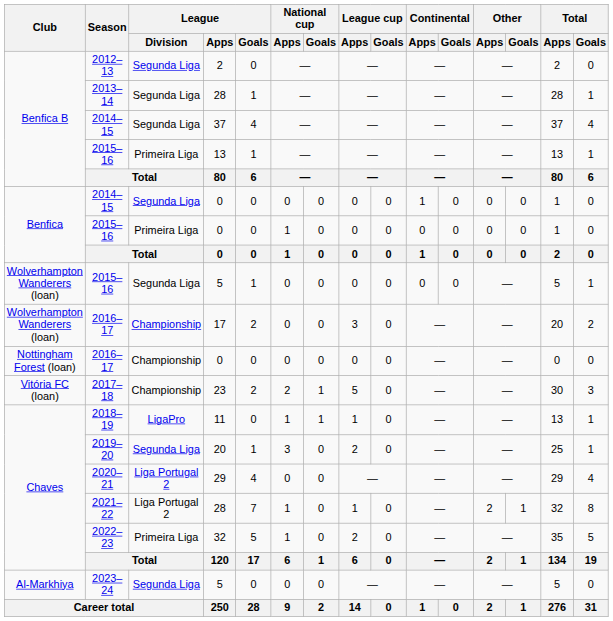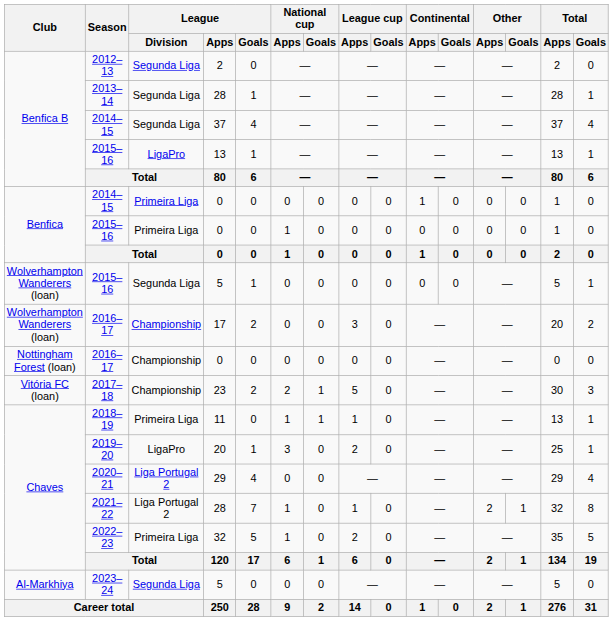(166, 154) Primeira Liga -> (166, 154) LigaPro
(166, 201) Segunda Liga -> (166, 201) Primeira Liga
(166, 419) LigaPro -> (166, 419) Primeira Liga
(166, 449) Segunda Liga -> (166, 449) LigaPro
